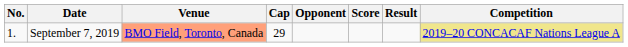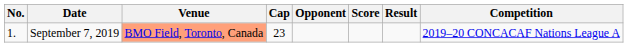(279, 32) 29 -> (279, 32) 23
(521, 32) khaki background -> (521, 32) no background
